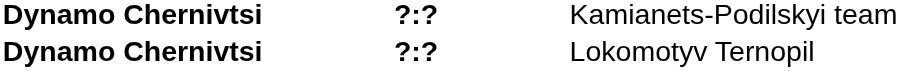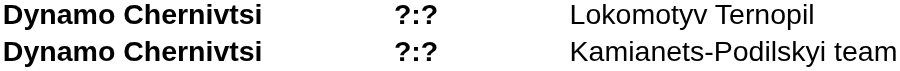rows swapped: (734, 14) <-> (692, 51)
